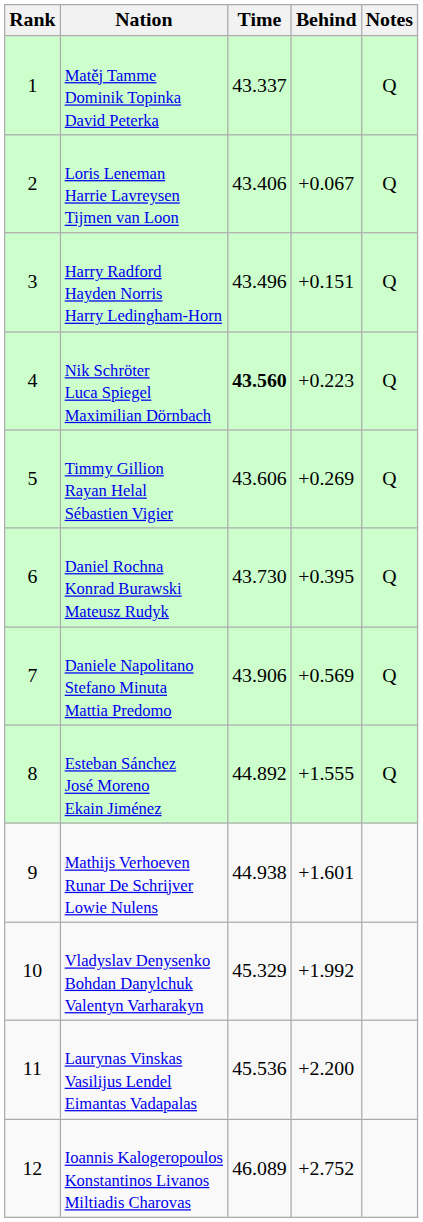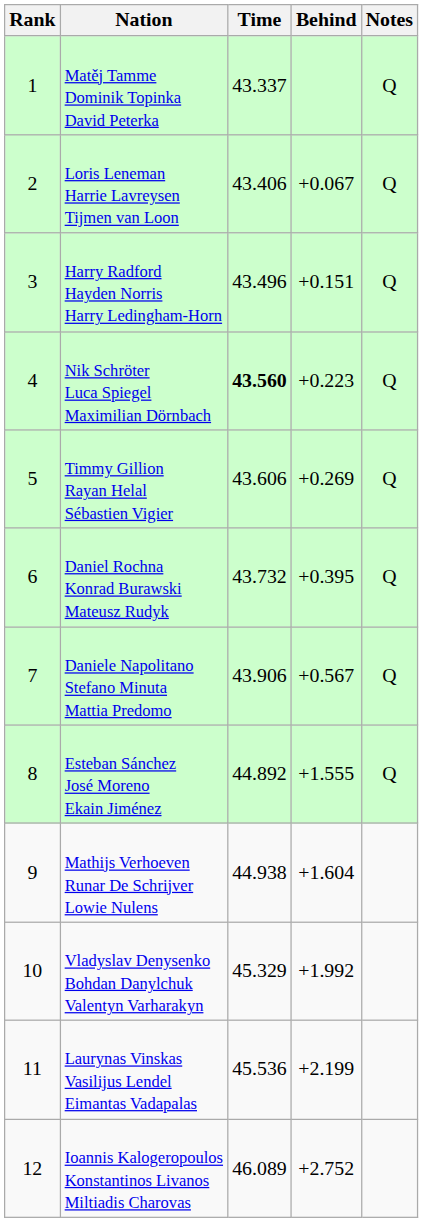(259, 577) 43.730 -> (259, 577) 43.732
(326, 675) +0.569 -> (326, 675) +0.567
(326, 872) +1.601 -> (326, 872) +1.604
(326, 1069) +2.200 -> (326, 1069) +2.199
